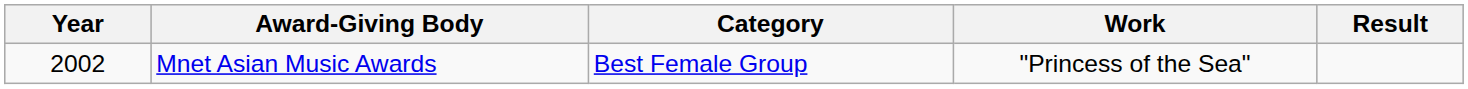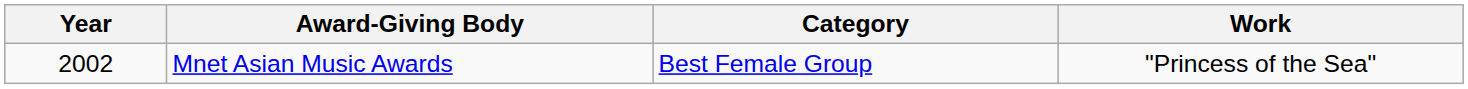- column: (1390, 24)
